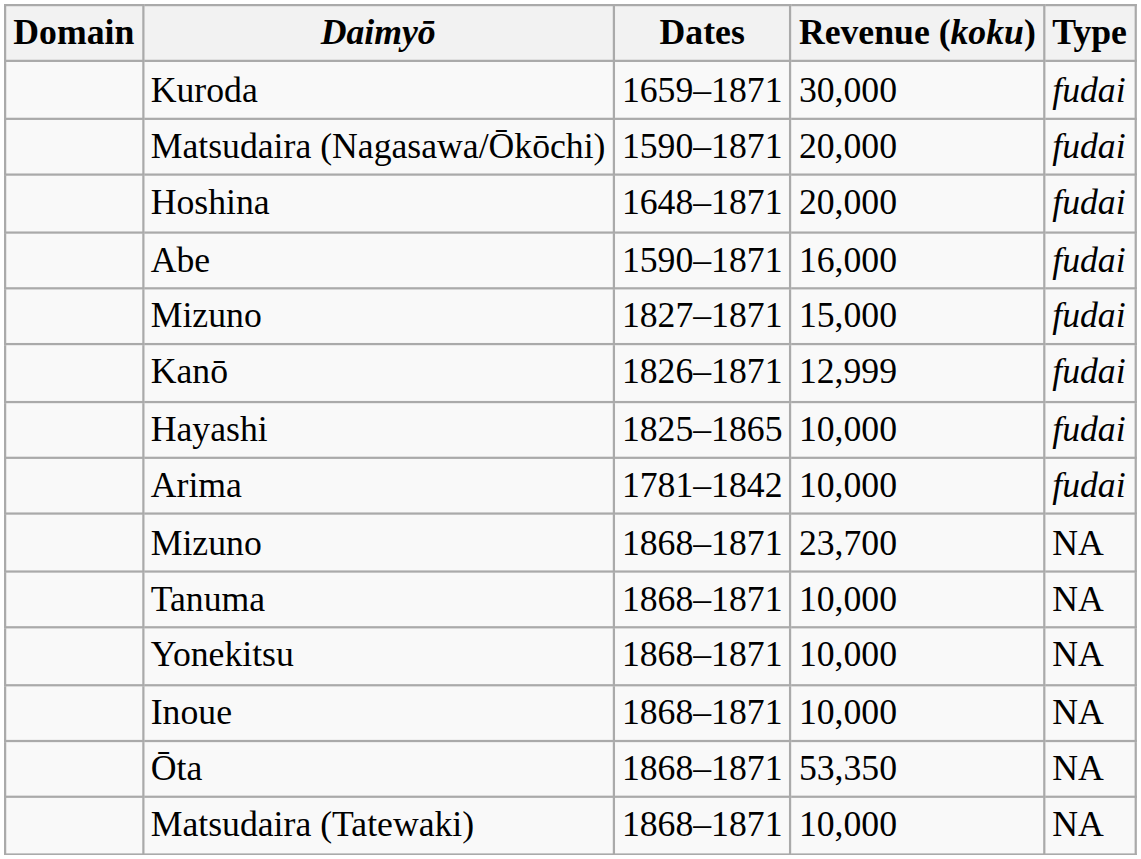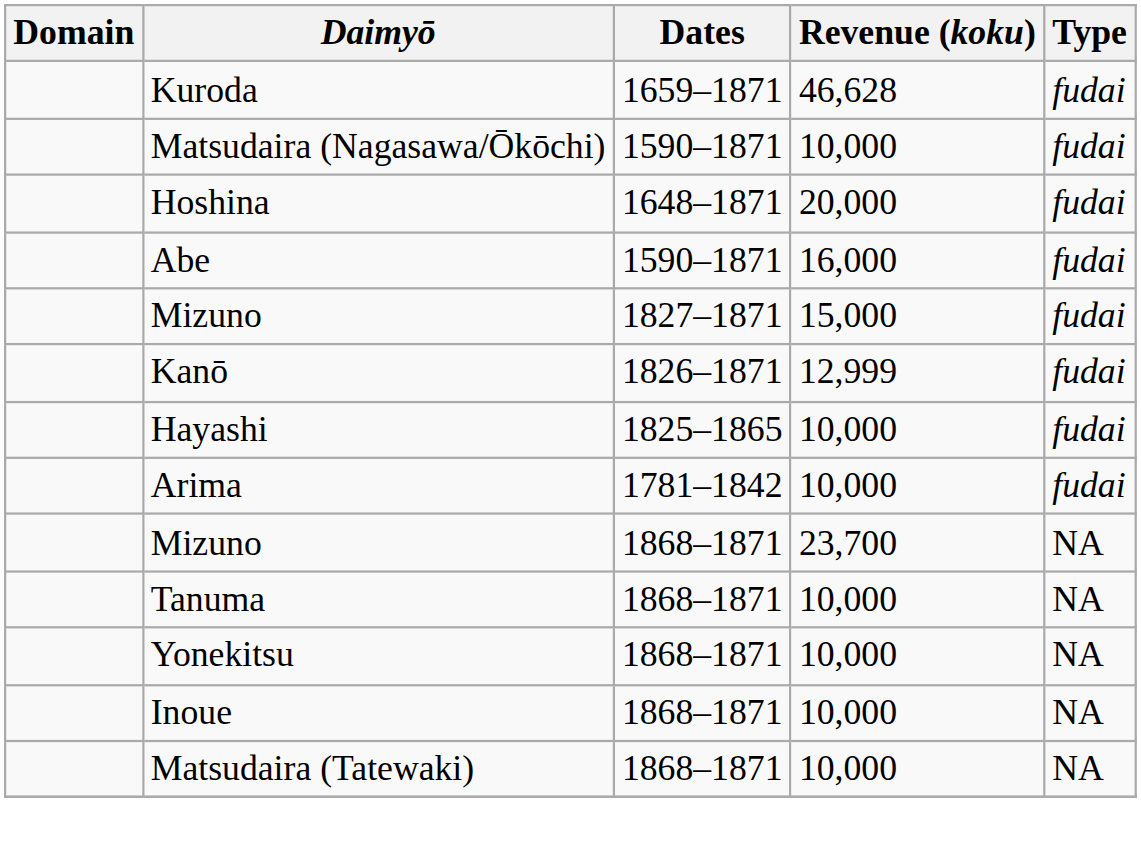(848, 89) 30,000 -> (848, 89) 46,628
(848, 145) 20,000 -> (848, 145) 10,000
- row: (176, 768)
